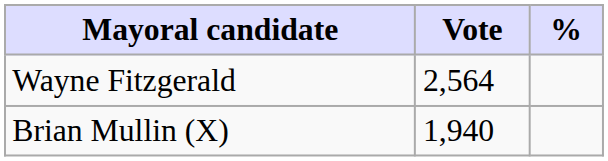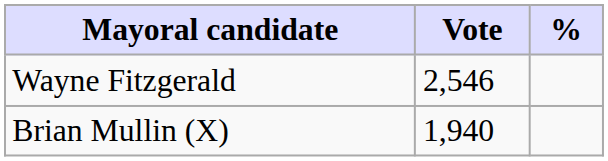(459, 79) 2,564 -> (459, 79) 2,546
